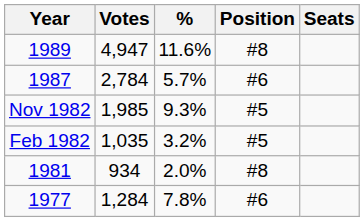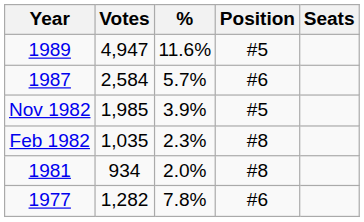(257, 49) #8 -> (257, 49) #5
(124, 79) 2,784 -> (124, 79) 2,584
(185, 110) 9.3% -> (185, 110) 3.9%
(185, 140) 3.2% -> (185, 140) 2.3%
(257, 140) #5 -> (257, 140) #8
(124, 200) 1,284 -> (124, 200) 1,282
